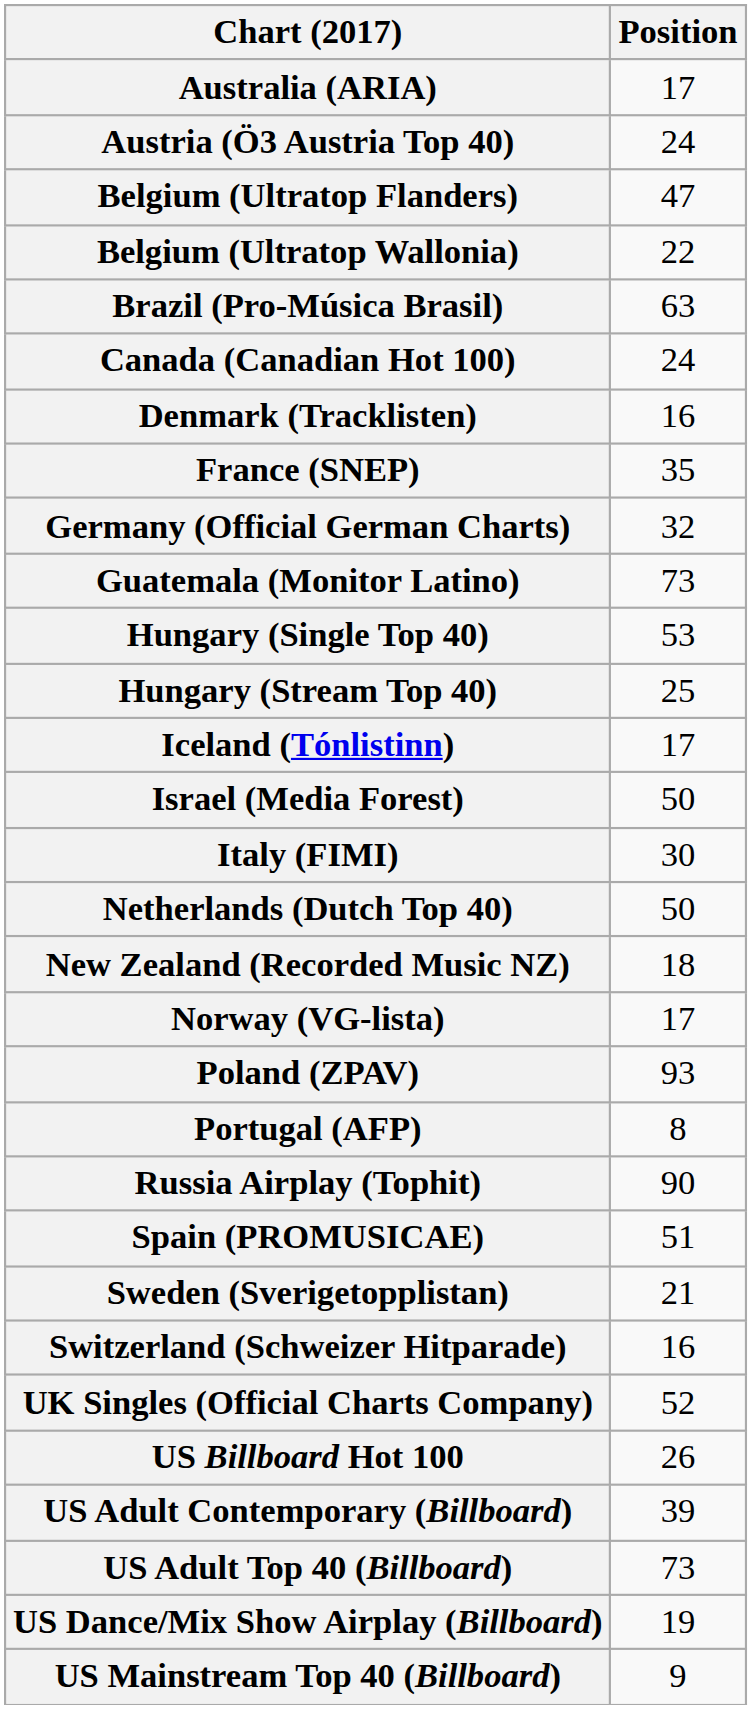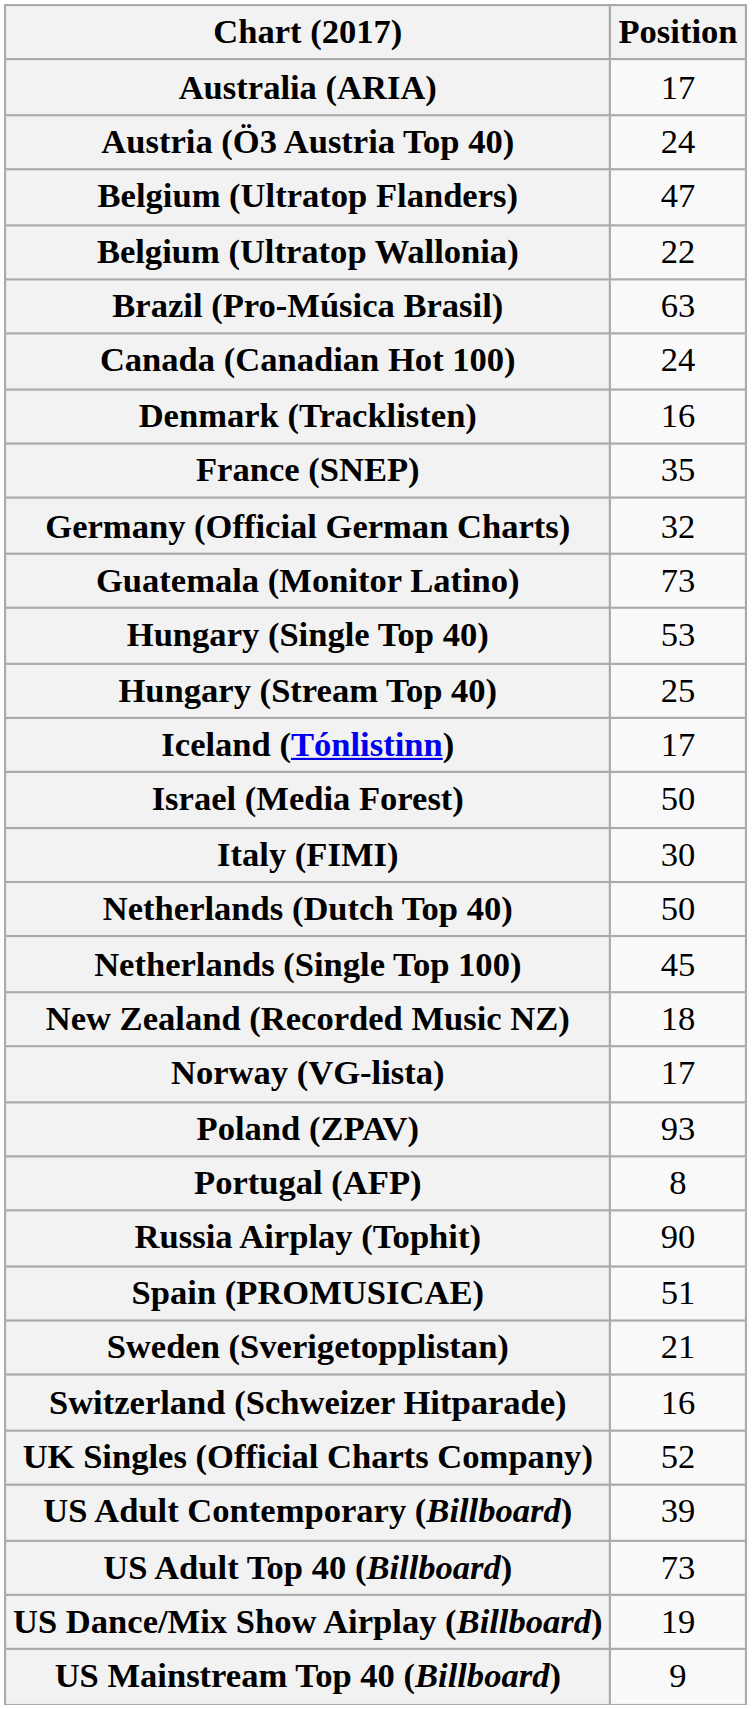+ row: (308, 963)
- row: (308, 1456)
